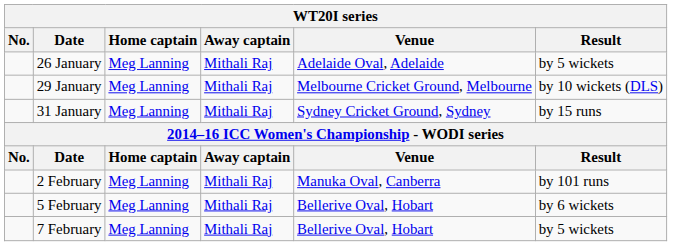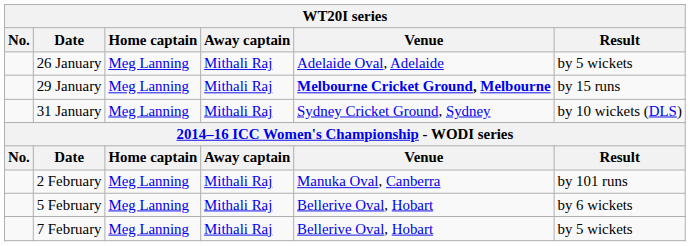(414, 87) normal -> (424, 87) bold
(601, 87) by 10 wickets (DLS) -> (589, 87) by 15 runs
(570, 110) by 15 runs -> (620, 110) by 10 wickets (DLS)
